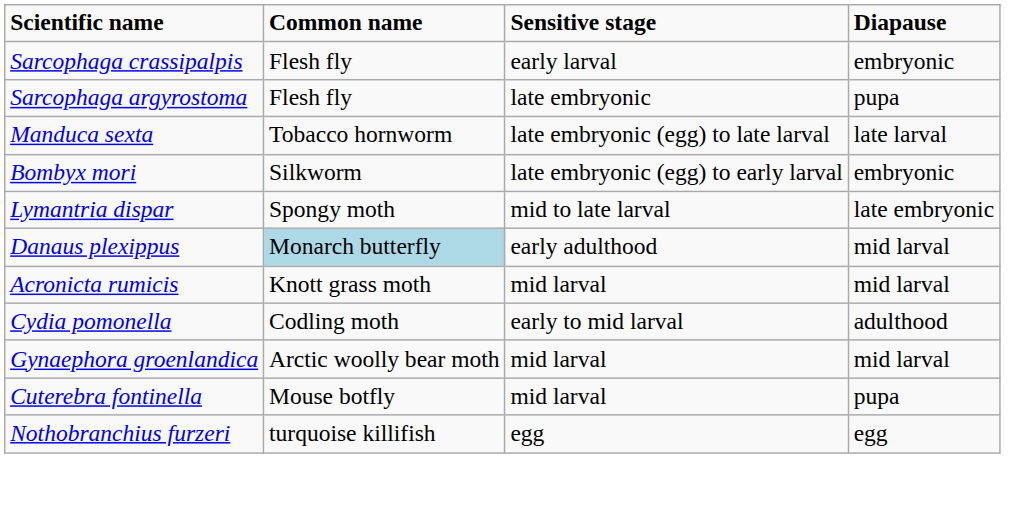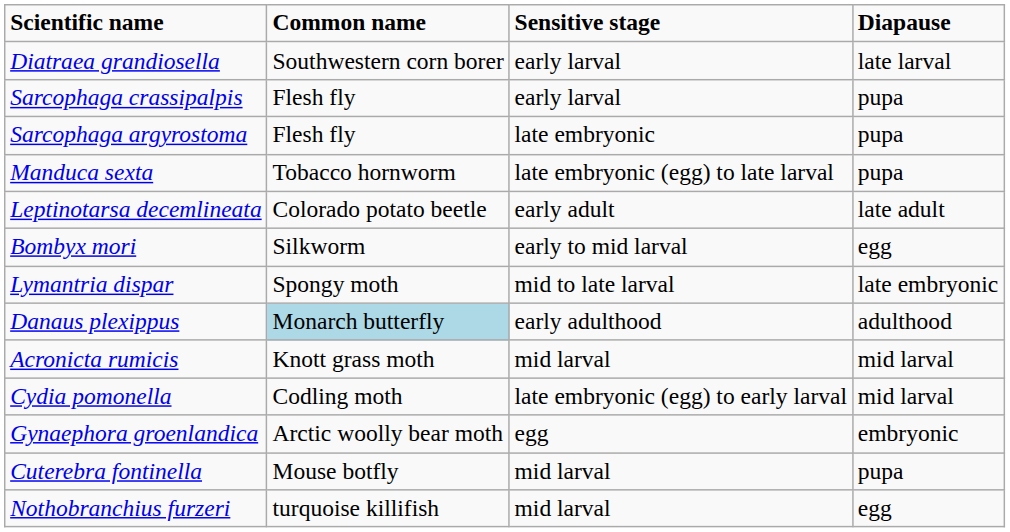+ row: (115, 60)
(904, 60) embryonic -> (881, 97) pupa
(900, 135) late larval -> (881, 172) pupa
+ row: (136, 209)
(677, 172) late embryonic (egg) to early larval -> (601, 246) early to mid larval
(904, 172) embryonic -> (875, 246) egg
(902, 246) mid larval -> (905, 321) adulthood
(597, 321) early to mid larval -> (681, 396) late embryonic (egg) to early larval
(901, 321) adulthood -> (906, 396) mid larval
(558, 358) mid larval -> (532, 433) egg
(902, 358) mid larval -> (908, 433) embryonic
(527, 433) egg -> (563, 508) mid larval
